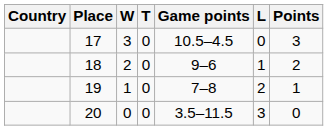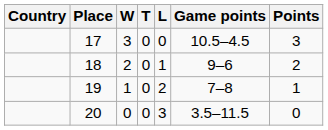columns swapped: (261, 16) <-> (204, 16)
